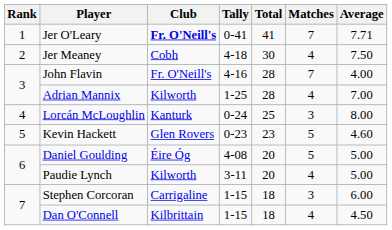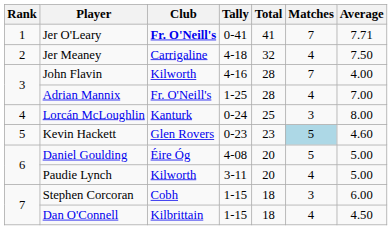(164, 54) Cobh -> (179, 54) Carrigaline
(269, 54) 30 -> (269, 54) 32
(181, 74) Fr. O'Neill's -> (173, 74) Kilworth
(173, 94) Kilworth -> (181, 94) Fr. O'Neill's
(311, 134) no background -> (311, 134) lightblue background
(179, 194) Carrigaline -> (164, 194) Cobh
